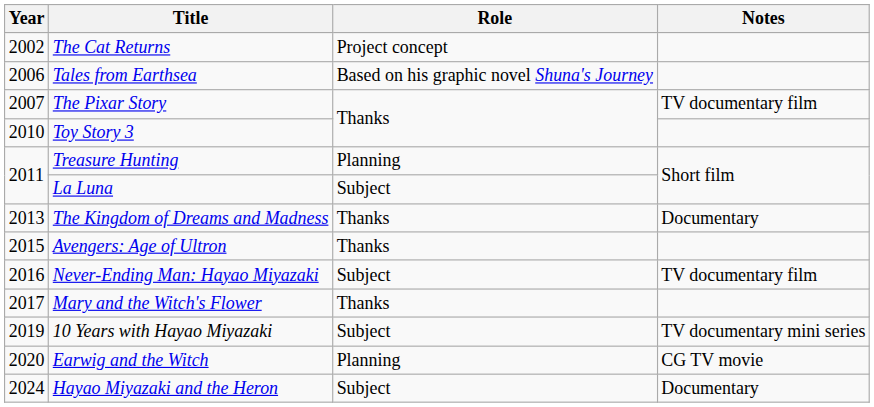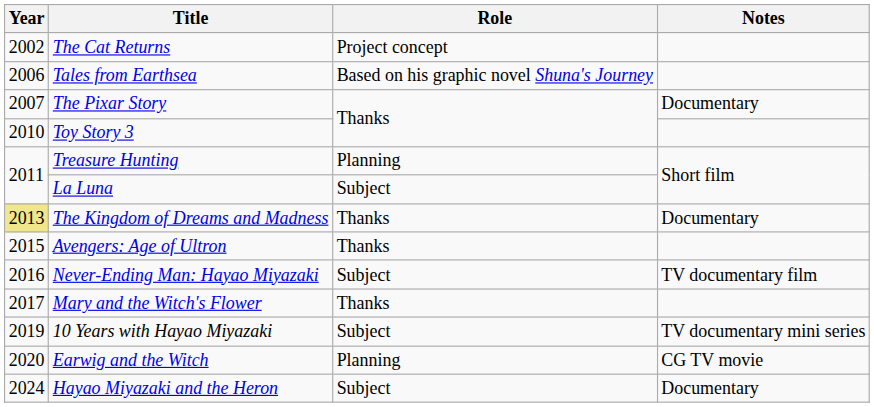(739, 103) TV documentary film -> (710, 103) Documentary
(27, 217) no background -> (27, 217) khaki background
